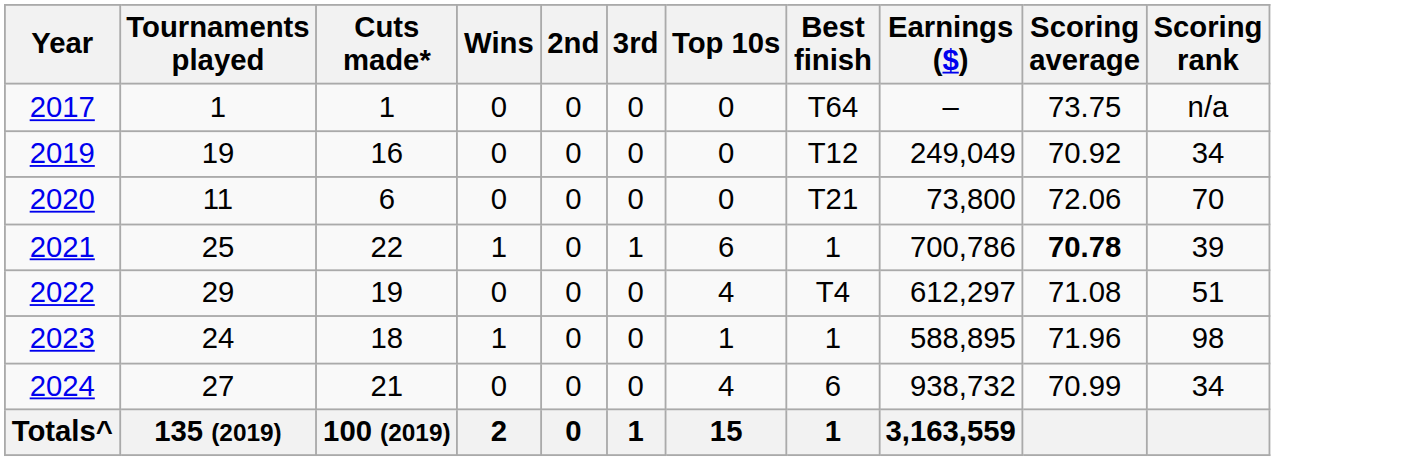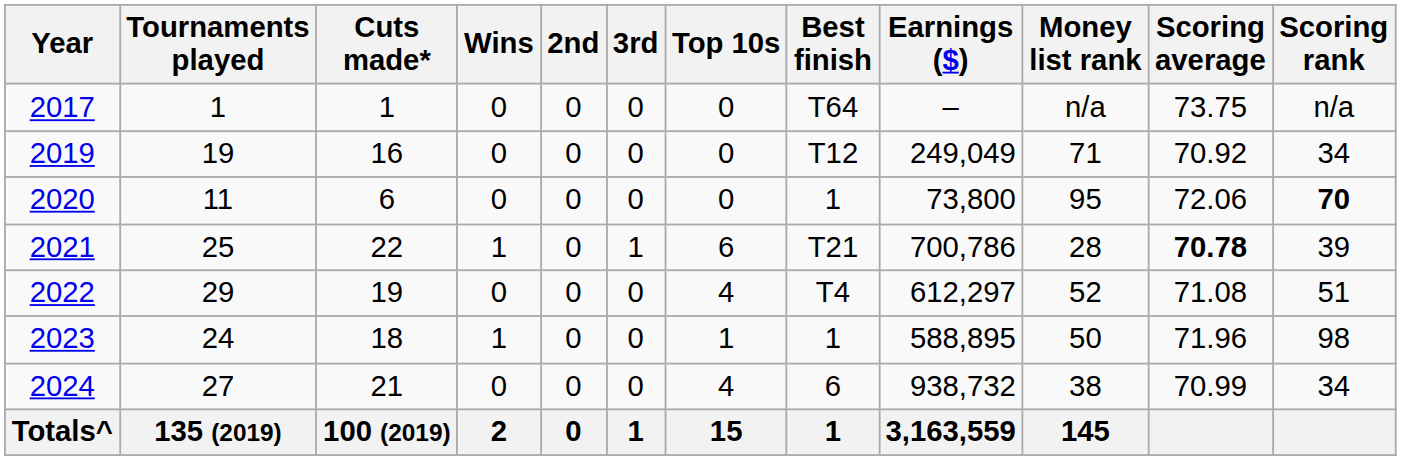+ column: (1085, 44)
(833, 199) T21 -> (833, 199) 1
(1208, 199) normal -> (1334, 199) bold
(833, 246) 1 -> (833, 246) T21
